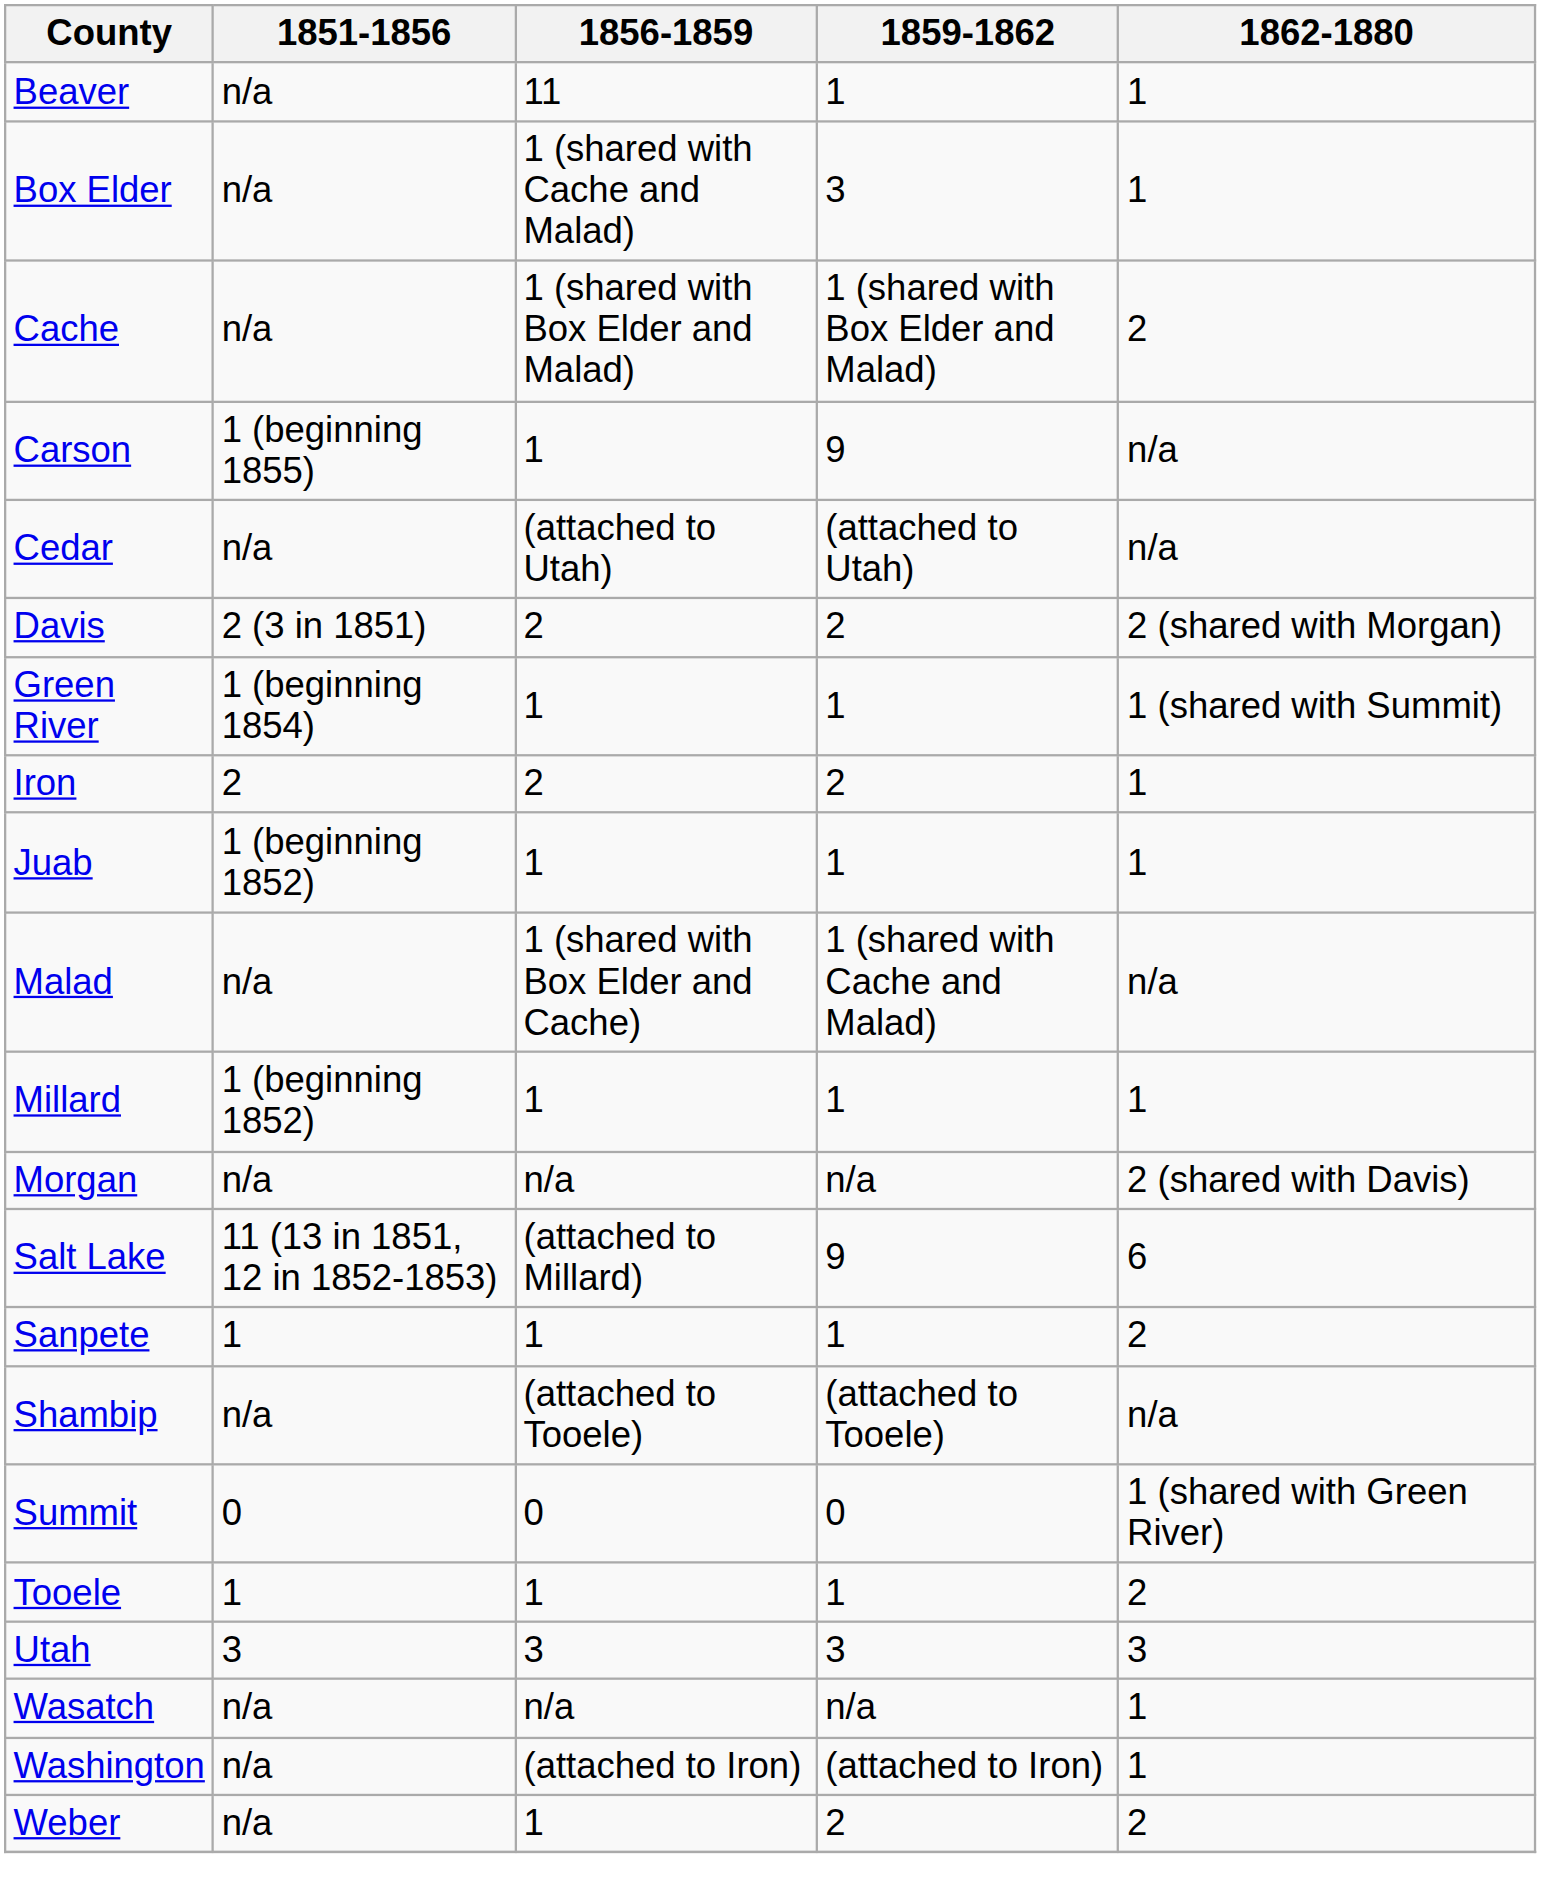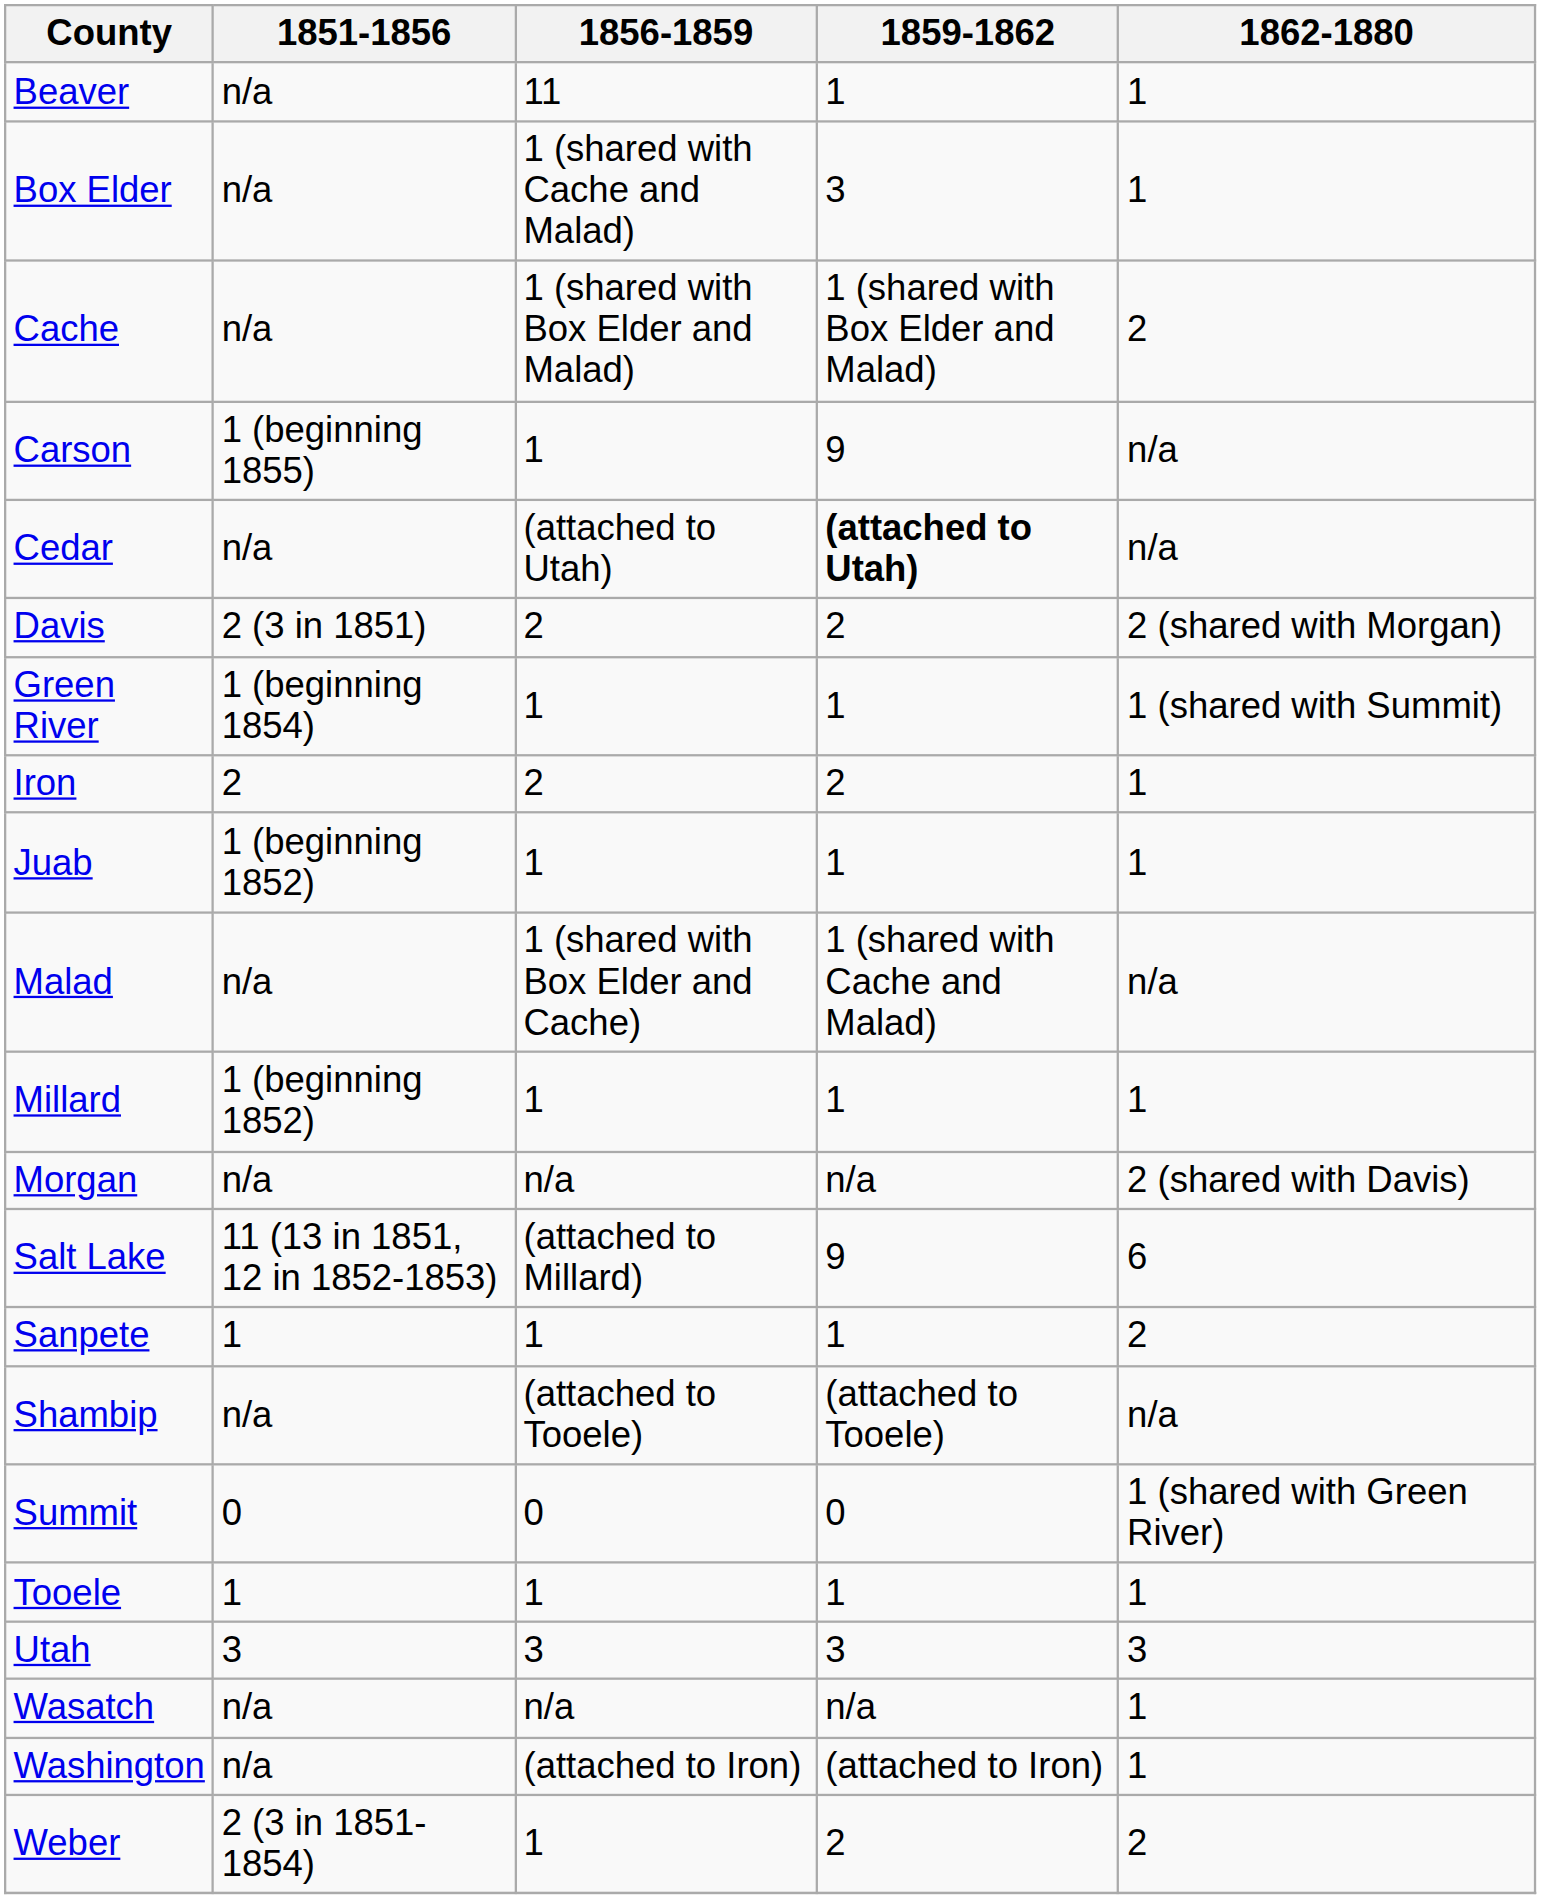(922, 548) normal -> (929, 548) bold
(1137, 1591) 2 -> (1137, 1591) 1
(247, 1822) n/a -> (324, 1843) 2 (3 in 1851-1854)
